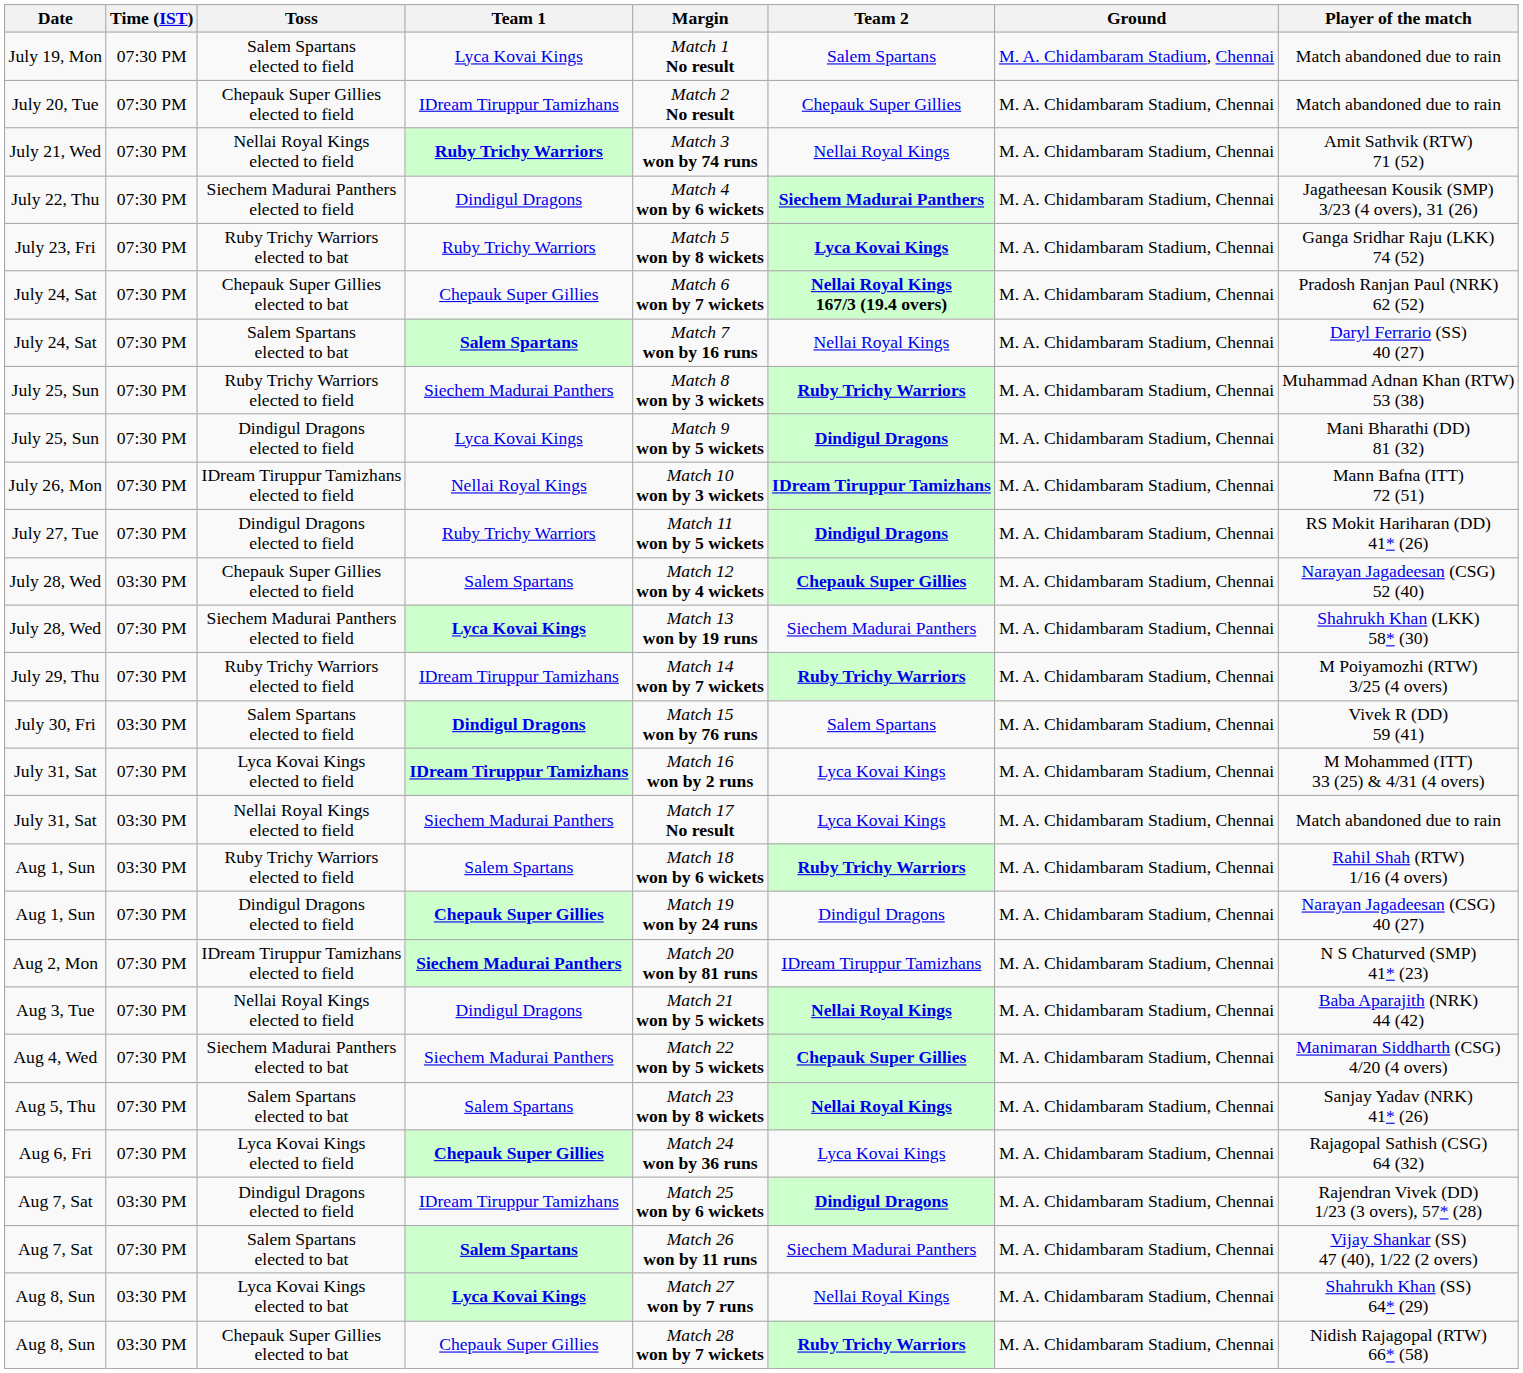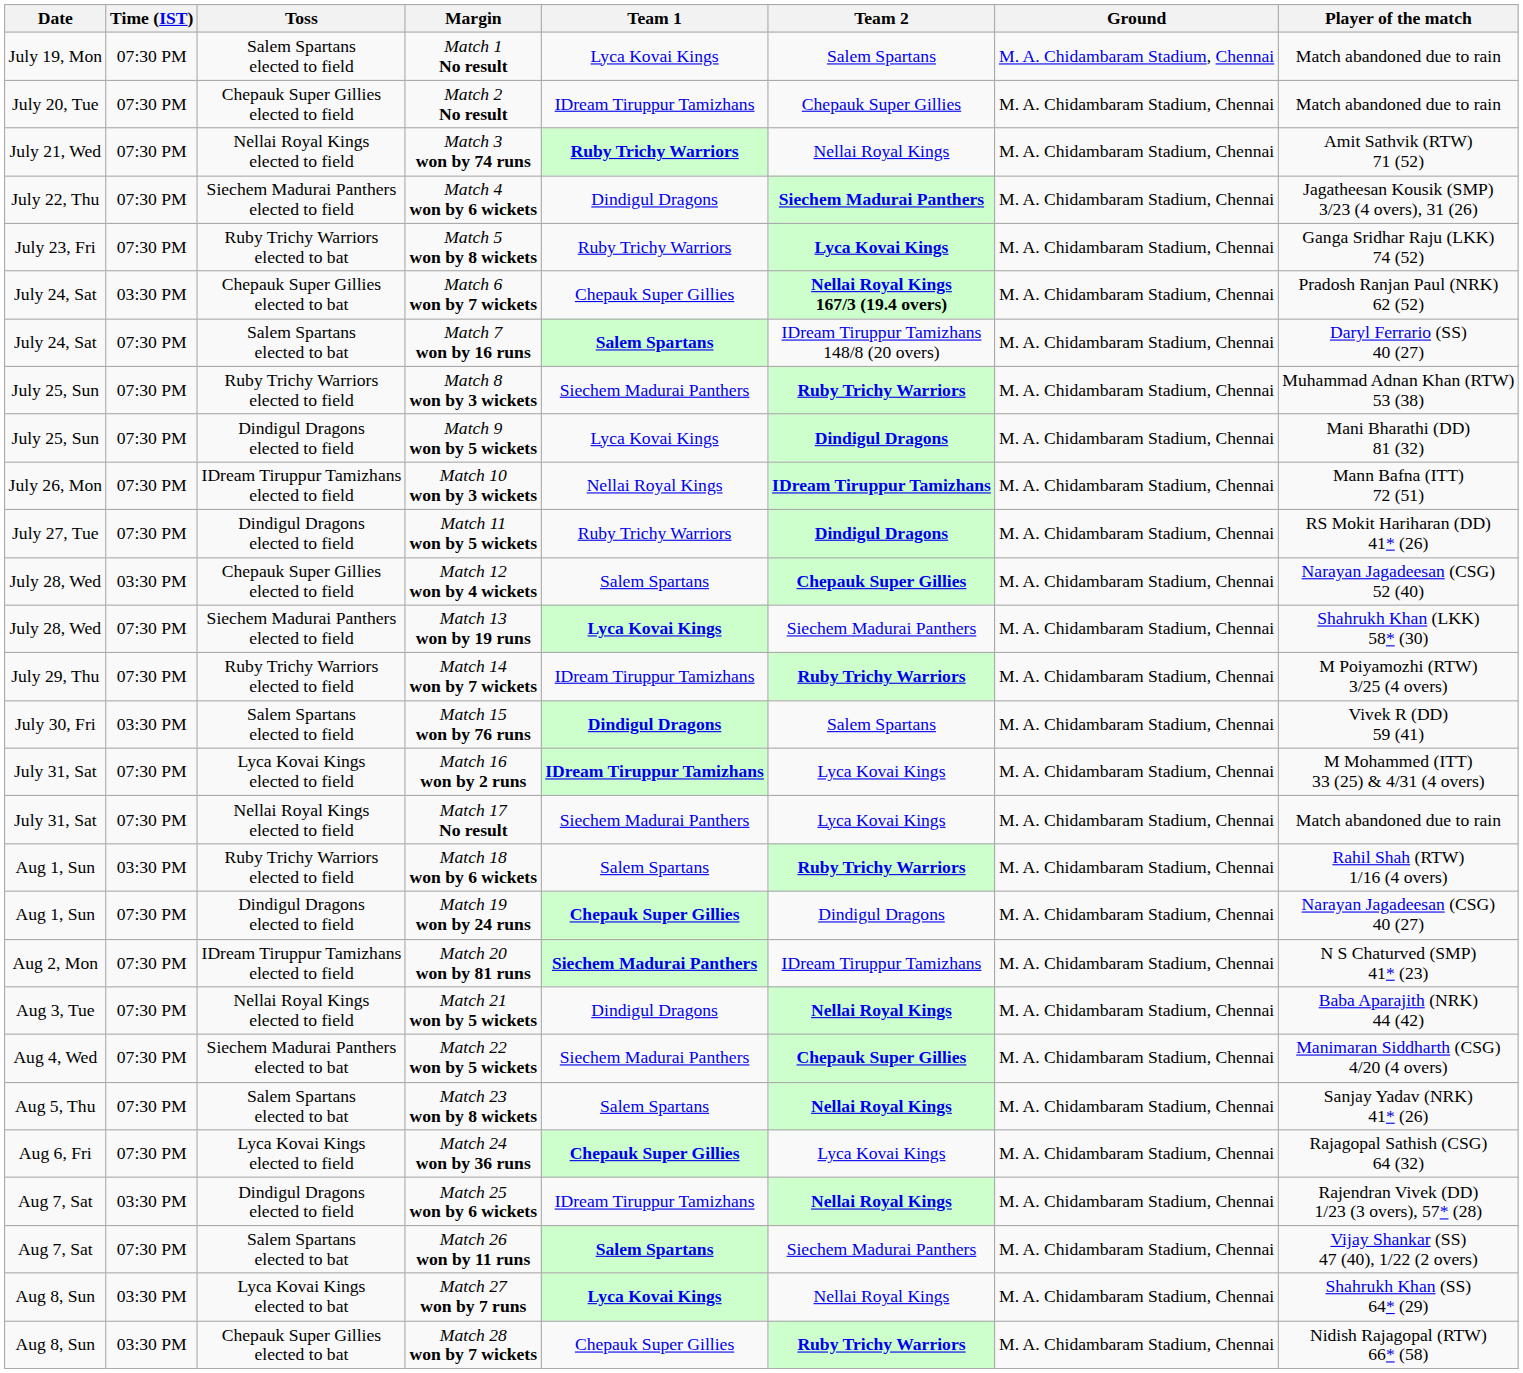columns swapped: (519, 18) <-> (700, 18)
(152, 294) 07:30 PM -> (152, 294) 03:30 PM
(881, 342) Nellai Royal Kings -> (881, 342) IDream Tiruppur Tamizhans 148/8 (20 overs)
(152, 819) 03:30 PM -> (152, 819) 07:30 PM
(881, 1201) Dindigul Dragons -> (881, 1201) Nellai Royal Kings
